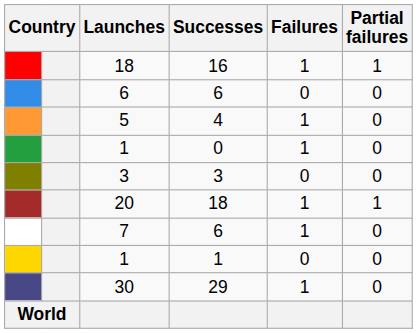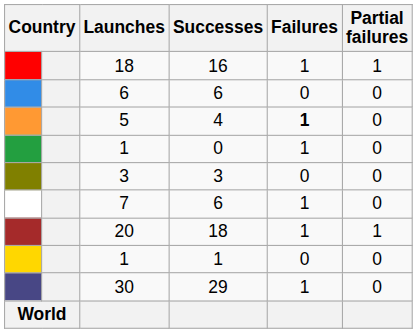(305, 120) normal -> (305, 120) bold
rows swapped: (124, 231) <-> (124, 203)
